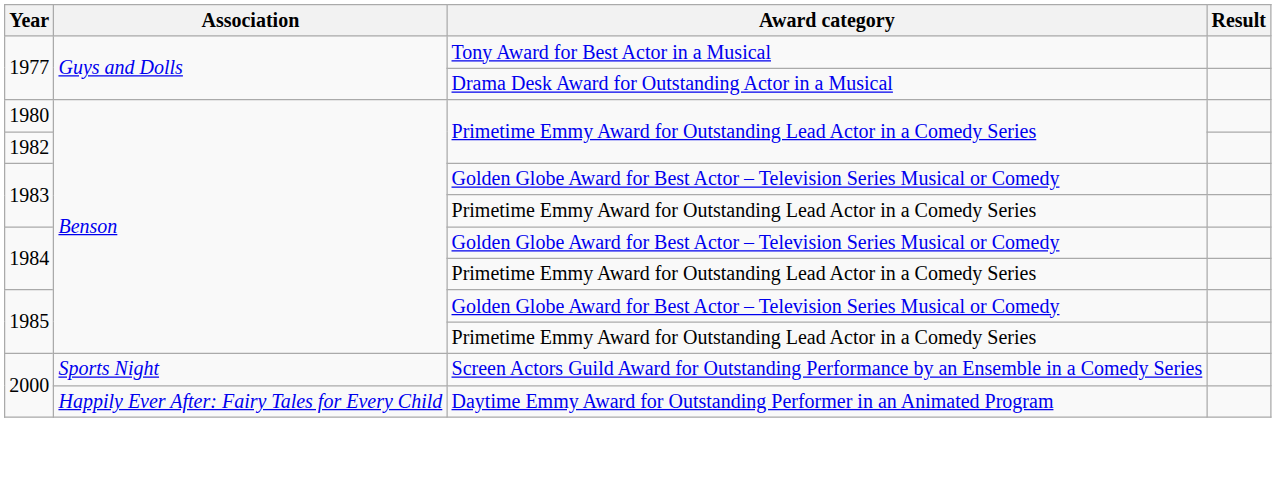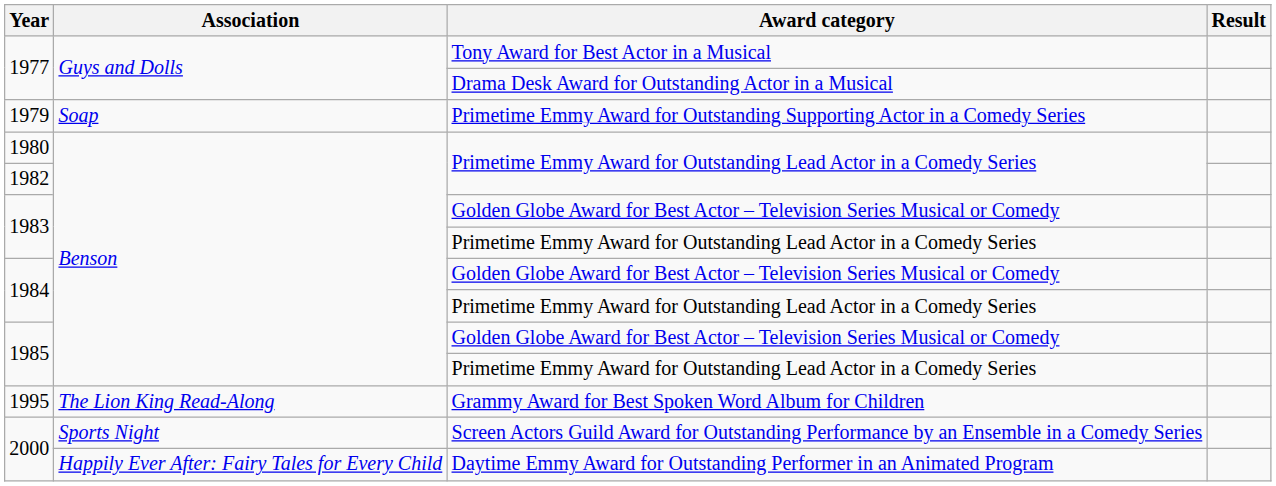+ row: (29, 115)
+ row: (29, 400)
